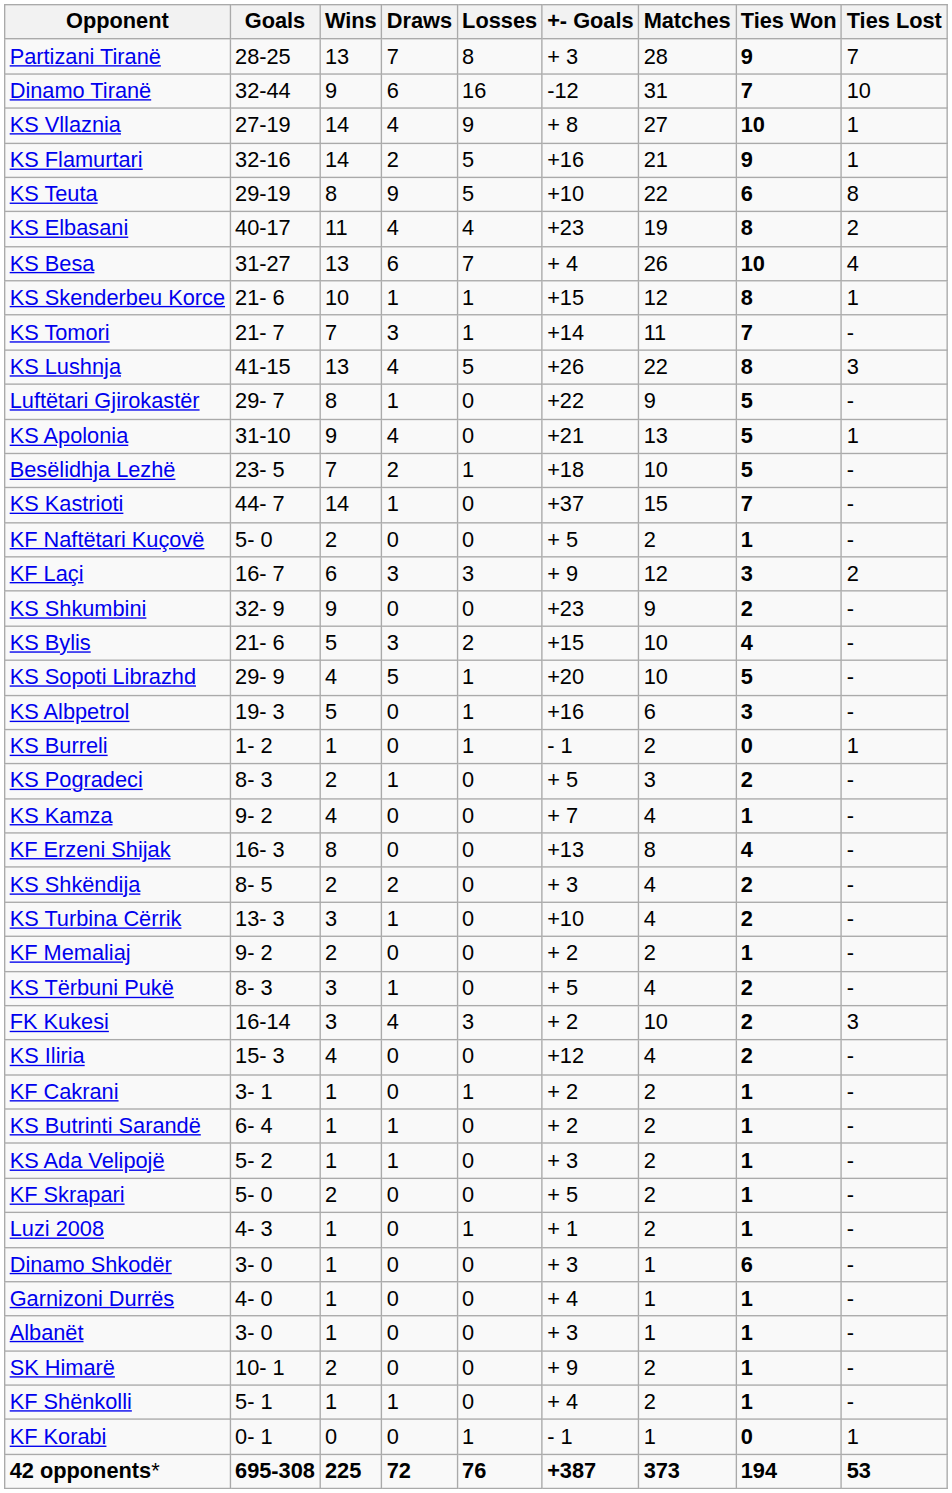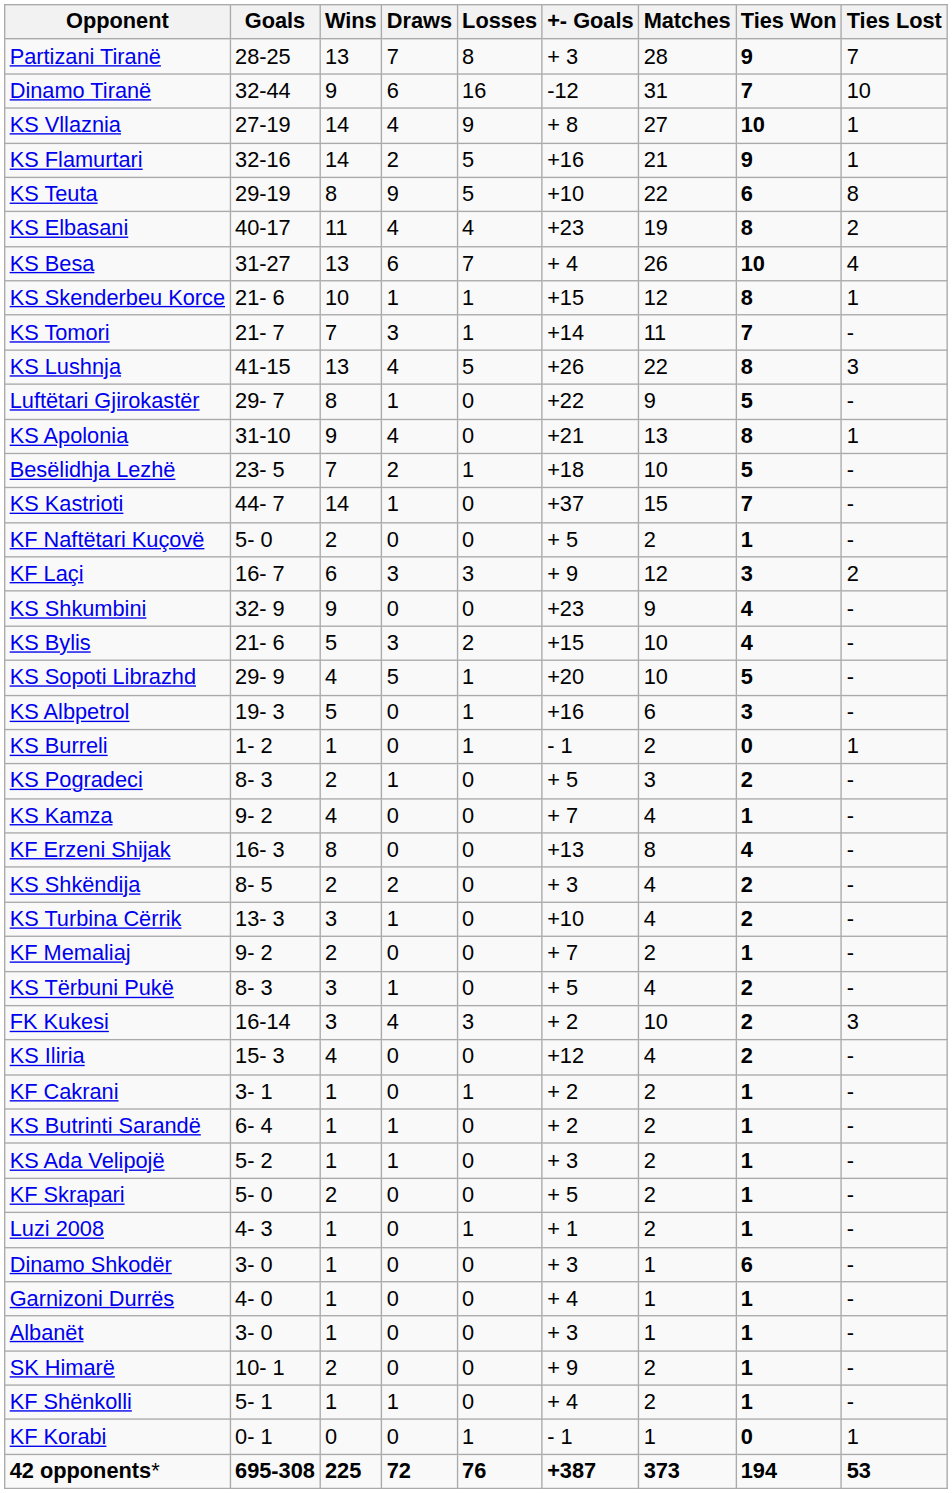(747, 435) 5 -> (747, 435) 8
(747, 608) 2 -> (747, 608) 4
(563, 953) + 2 -> (563, 953) + 7
